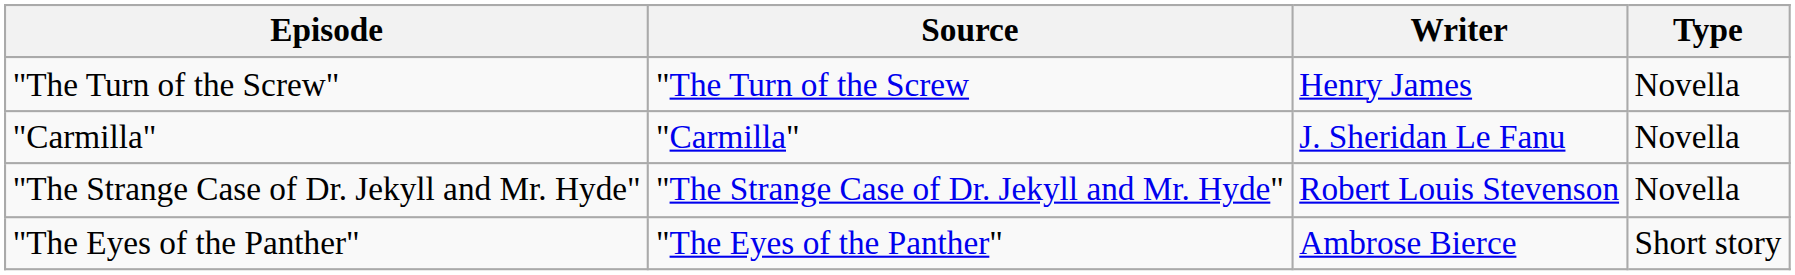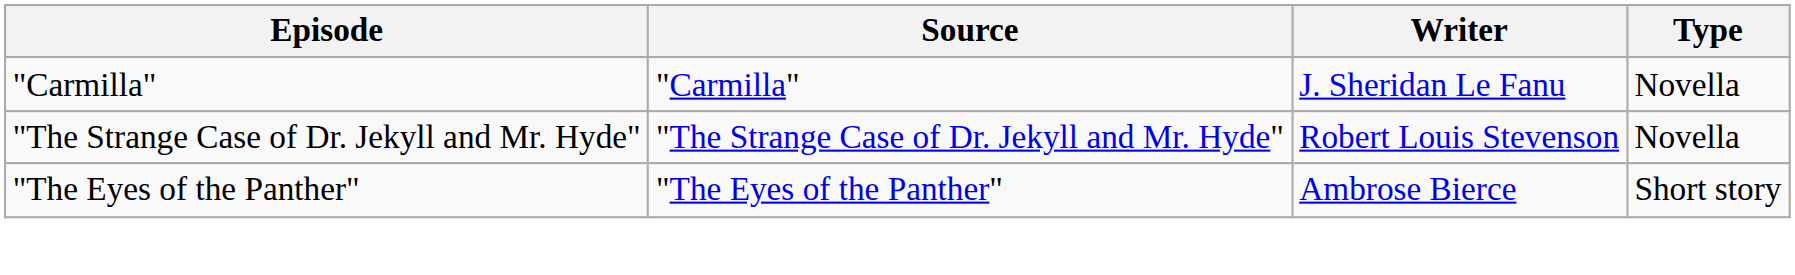- row: (176, 83)
